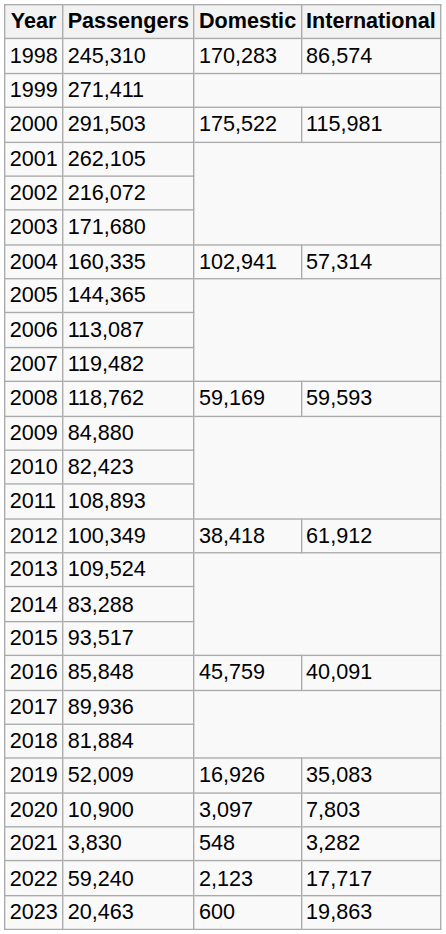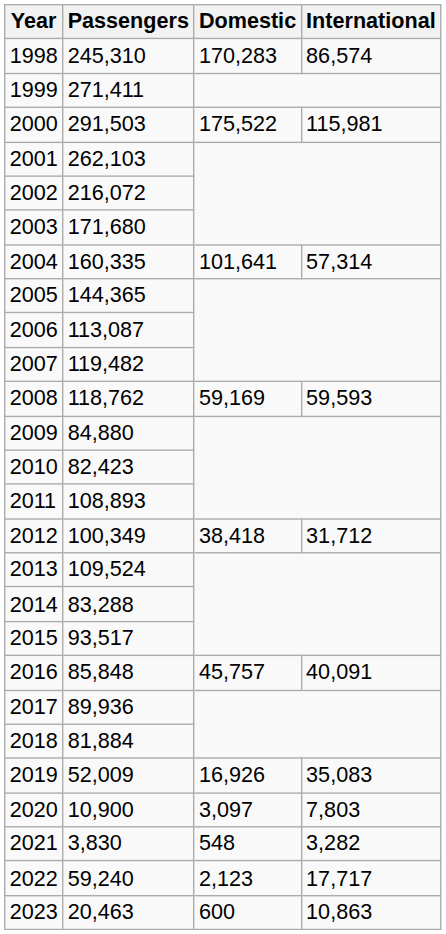(107, 158) 262,105 -> (107, 158) 262,103
(238, 261) 102,941 -> (238, 261) 101,641
(339, 535) 61,912 -> (339, 535) 31,712
(232, 672) 45,759 -> (232, 672) 45,757
(339, 912) 19,863 -> (339, 912) 10,863
